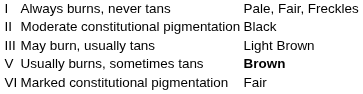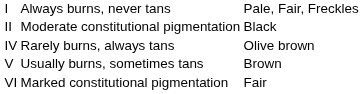- row: (10, 45)
+ row: (11, 45)
(265, 63) bold -> (263, 63) normal
